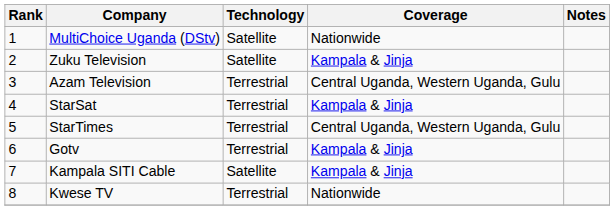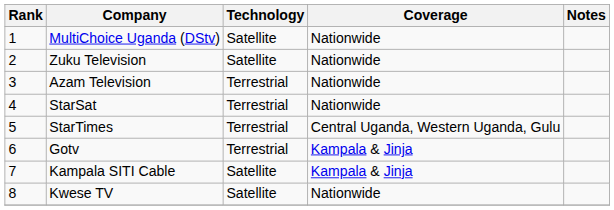(362, 60) Kampala & Jinja -> (346, 60) Nationwide
(436, 82) Central Uganda, Western Uganda, Gulu -> (346, 82) Nationwide
(362, 104) Kampala & Jinja -> (346, 104) Nationwide
(257, 194) Terrestrial -> (251, 194) Satellite
